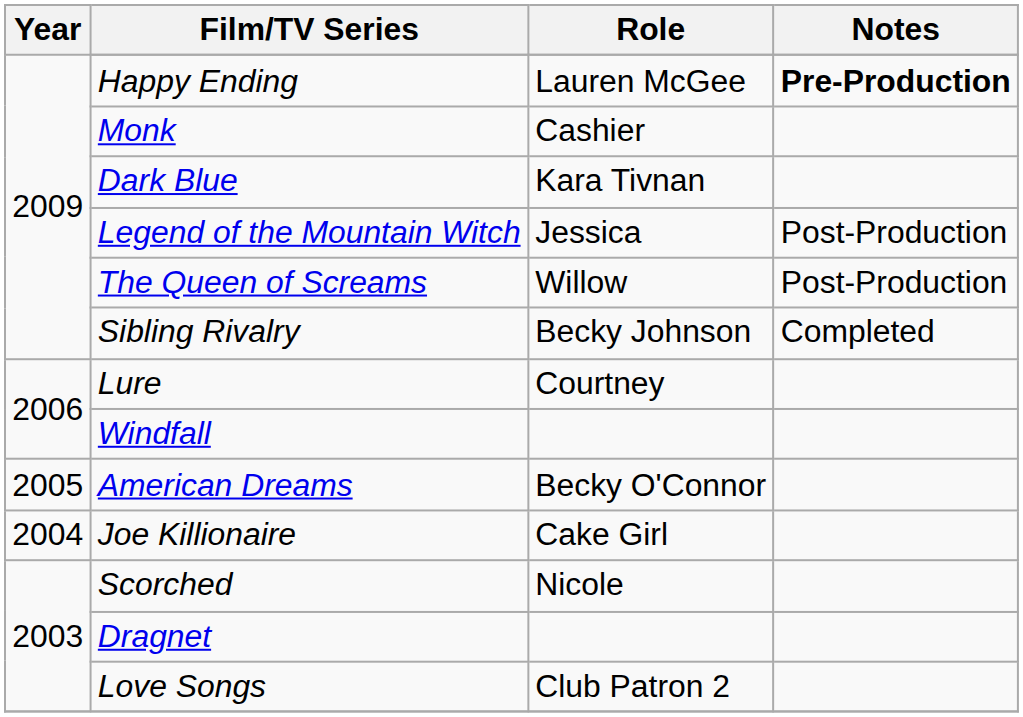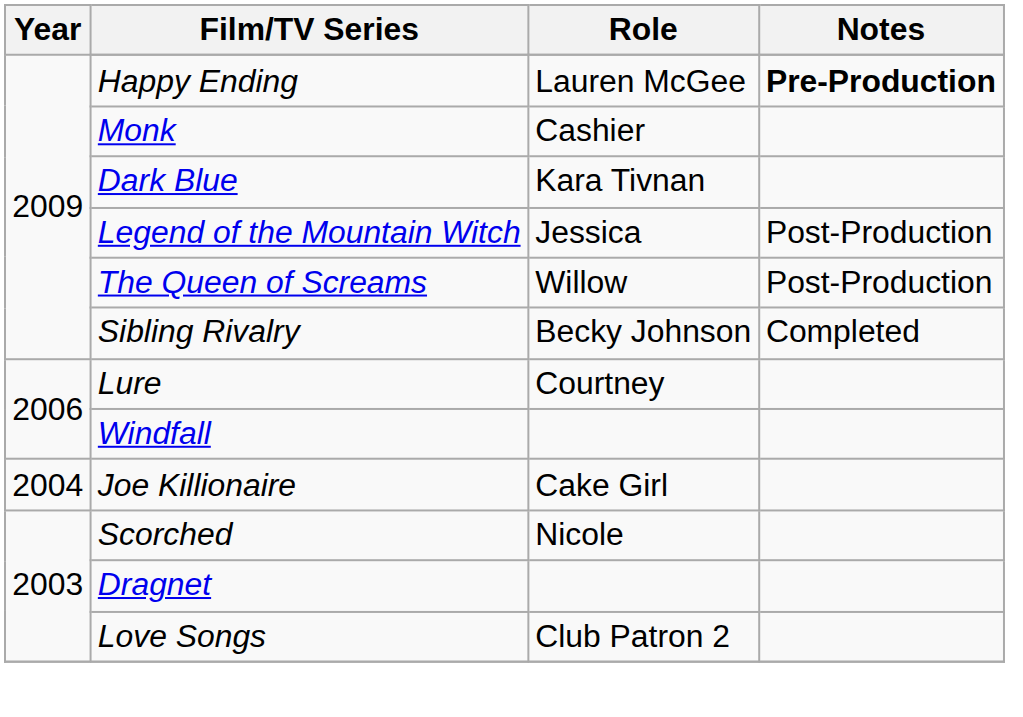- row: (225, 484)
